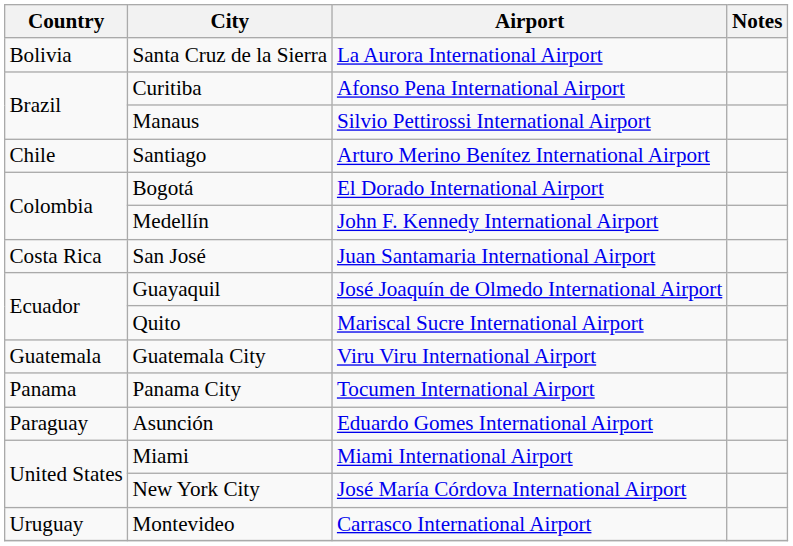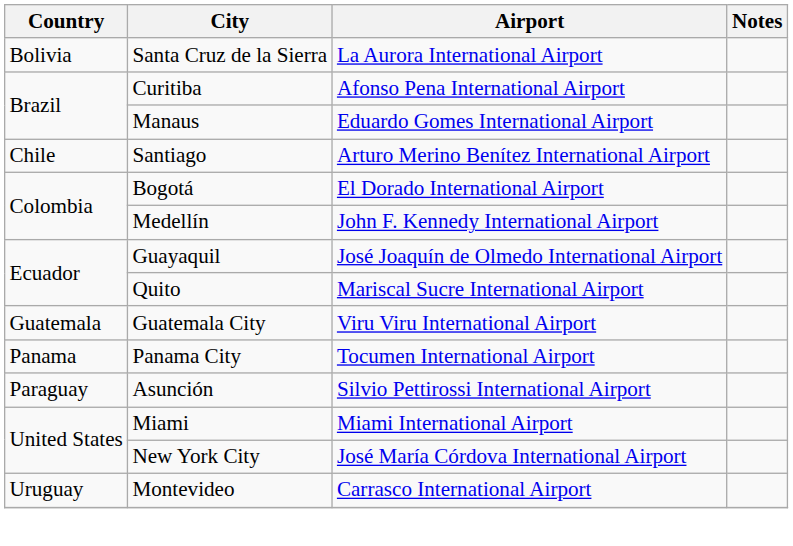(494, 121) Silvio Pettirossi International Airport -> (495, 121) Eduardo Gomes International Airport
- row: (169, 255)
(495, 423) Eduardo Gomes International Airport -> (494, 389) Silvio Pettirossi International Airport
